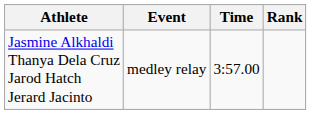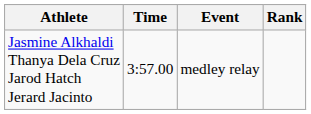columns swapped: (167, 17) <-> (237, 17)
